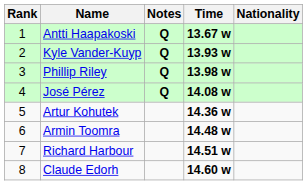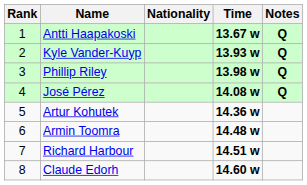columns swapped: (268, 14) <-> (164, 14)
